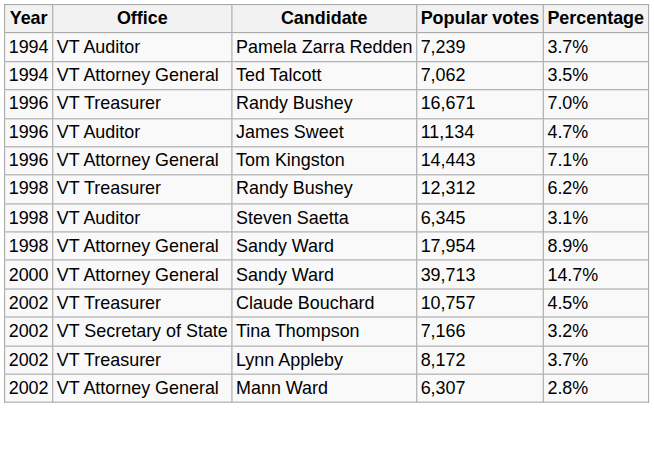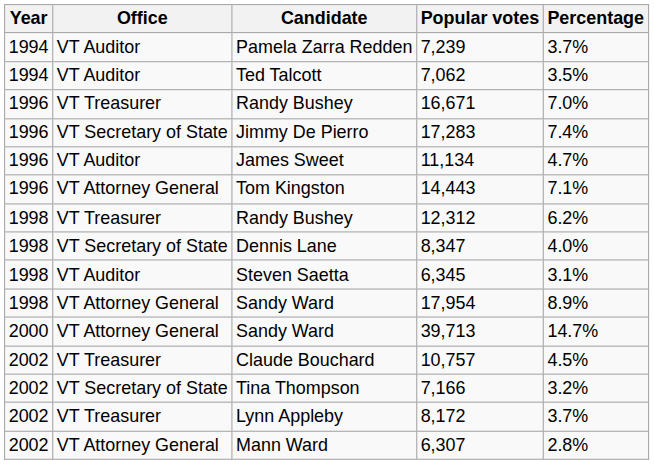(138, 75) VT Attorney General -> (98, 75) VT Auditor
+ row: (448, 132)
+ row: (443, 246)
